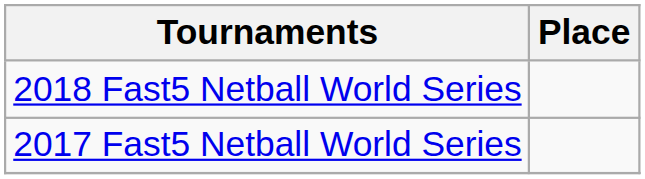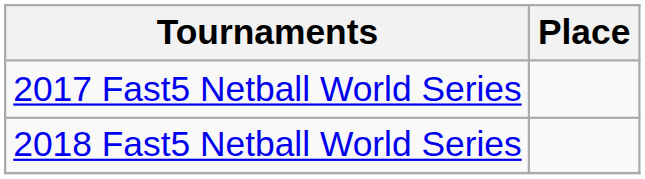rows swapped: (267, 144) <-> (267, 88)
